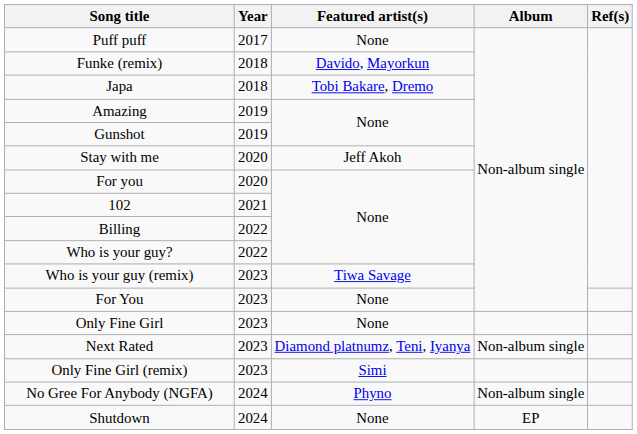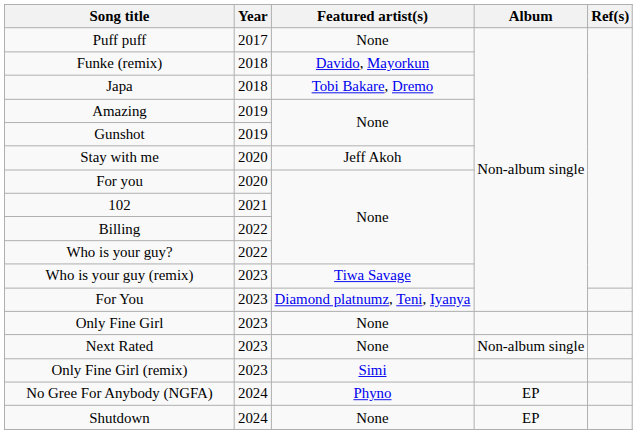(372, 299) None -> (372, 299) Diamond platnumz, Teni, Iyanya
(372, 346) Diamond platnumz, Teni, Iyanya -> (372, 346) None
(531, 393) Non-album single -> (531, 393) EP
